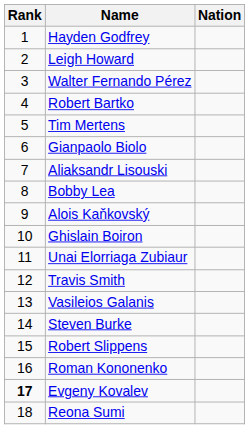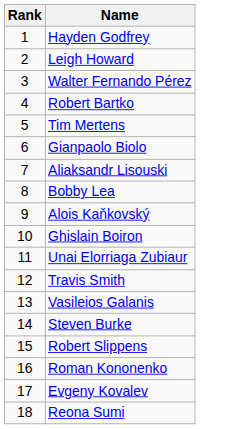- column: (220, 15)
(25, 390) bold -> (25, 390) normal
